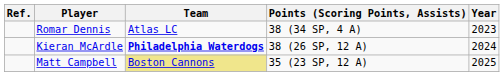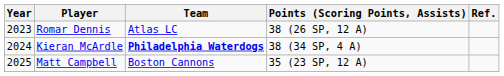columns swapped: (484, 13) <-> (19, 13)
(315, 30) 38 (34 SP, 4 A) -> (318, 30) 38 (26 SP, 12 A)
(318, 46) 38 (26 SP, 12 A) -> (315, 46) 38 (34 SP, 4 A)
(171, 63) khaki background -> (171, 63) no background
